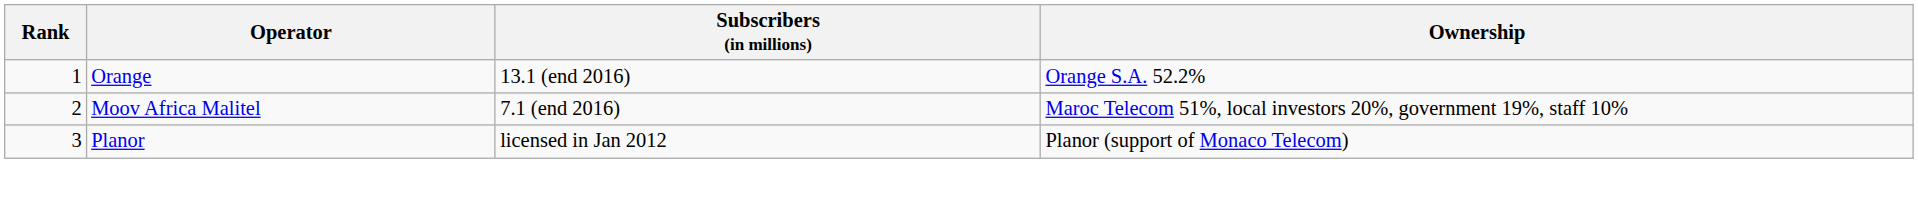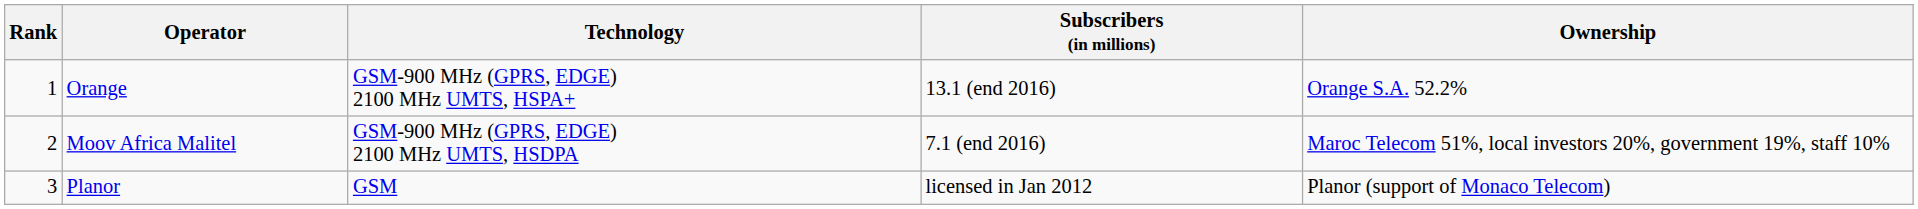+ column: (634, 32)
